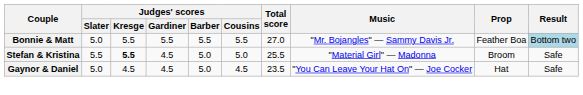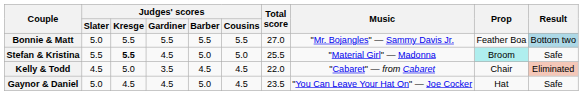(501, 55) no background -> (501, 55) paleturquoise background
+ row: (43, 69)
